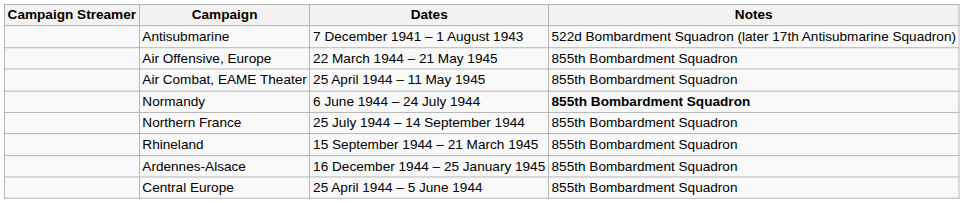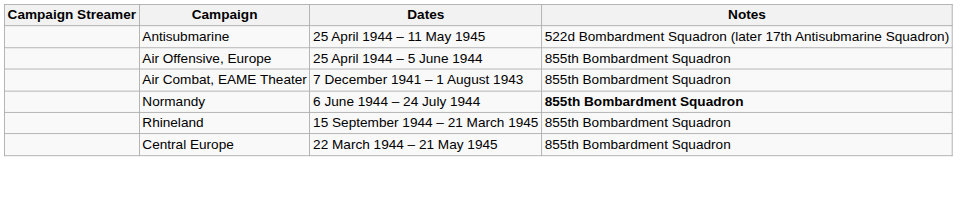(418, 36) 7 December 1941 – 1 August 1943 -> (399, 36) 25 April 1944 – 11 May 1945
(405, 58) 22 March 1944 – 21 May 1945 -> (398, 58) 25 April 1944 – 5 June 1944
(399, 79) 25 April 1944 – 11 May 1945 -> (418, 79) 7 December 1941 – 1 August 1943
- row: (192, 123)
- row: (194, 166)
(398, 187) 25 April 1944 – 5 June 1944 -> (405, 144) 22 March 1944 – 21 May 1945
